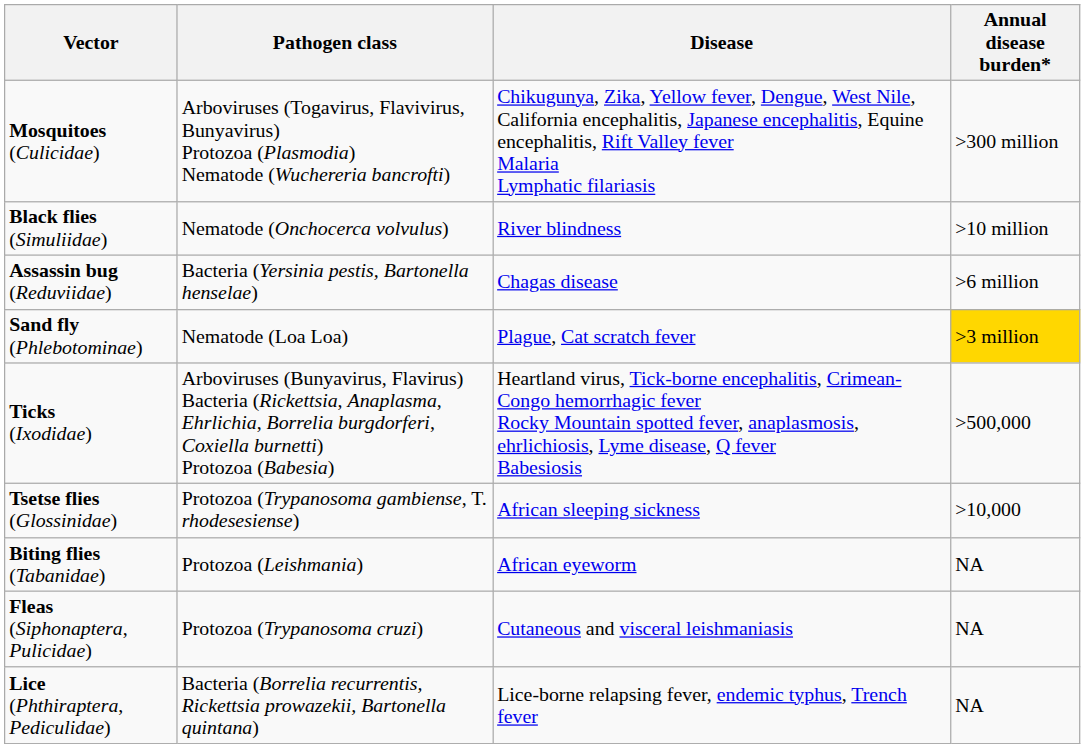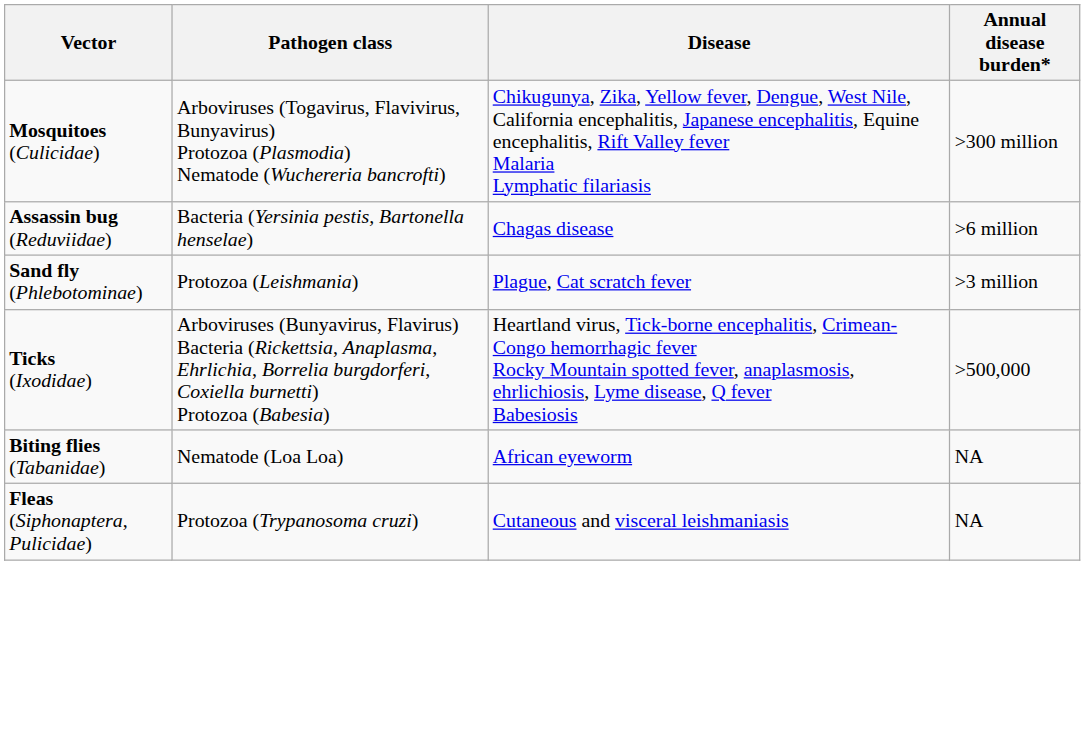- row: (58, 228)
(265, 335) Nematode (Loa Loa) -> (268, 282) Protozoa (Leishmania)
(997, 335) gold background -> (996, 282) no background
- row: (63, 510)
(272, 564) Protozoa (Leishmania) -> (260, 456) Nematode (Loa Loa)
- row: (66, 705)
